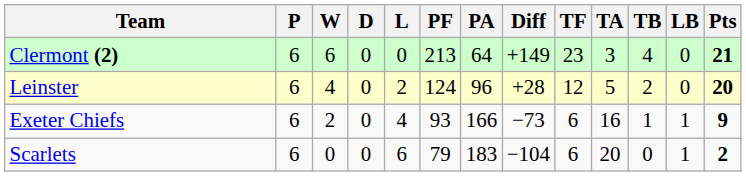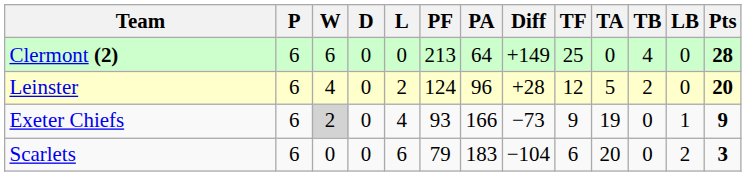(573, 54) 23 -> (573, 54) 25
(610, 54) 3 -> (610, 54) 0
(723, 54) 21 -> (723, 54) 28
(330, 120) no background -> (330, 120) lightgrey background
(573, 120) 6 -> (573, 120) 9
(610, 120) 16 -> (610, 120) 19
(647, 120) 1 -> (647, 120) 0
(685, 154) 1 -> (685, 154) 2
(723, 154) 2 -> (723, 154) 3
